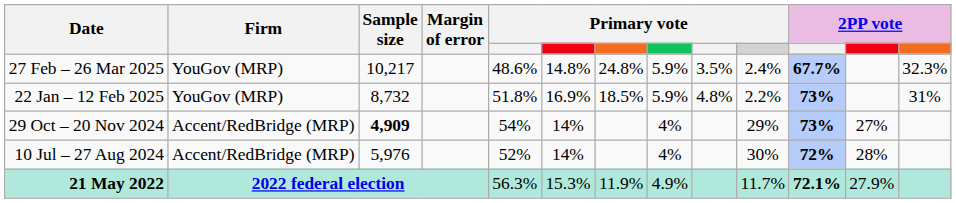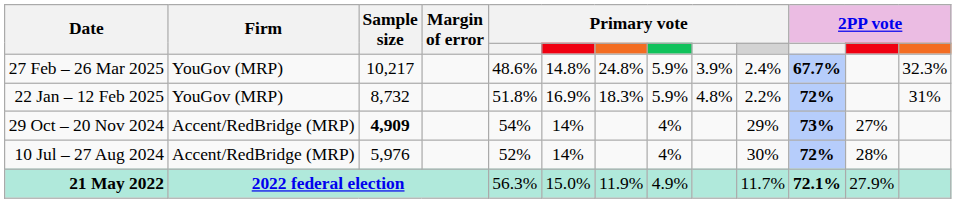(714, 68) 3.5% -> (714, 68) 3.9%
(621, 97) 18.5% -> (621, 97) 18.3%
(817, 97) 73% -> (817, 97) 72%
(568, 183) 15.3% -> (568, 183) 15.0%
